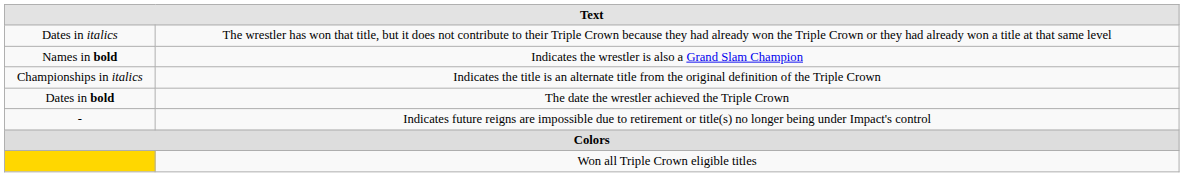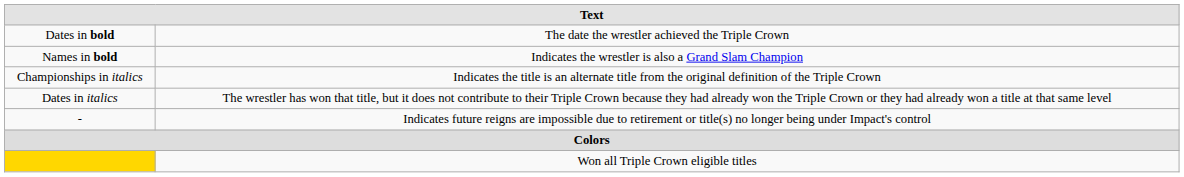rows swapped: (80, 97) <-> (80, 35)
